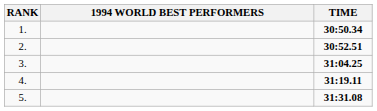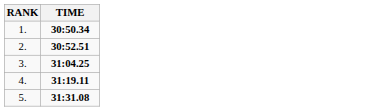- column: (177, 13)
